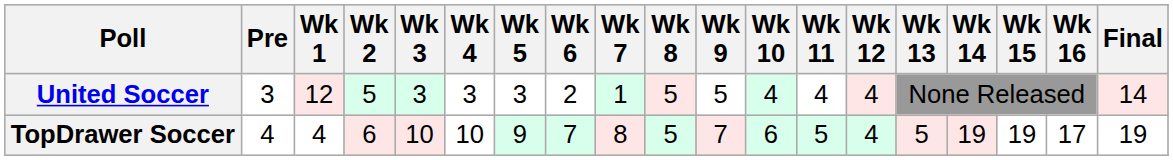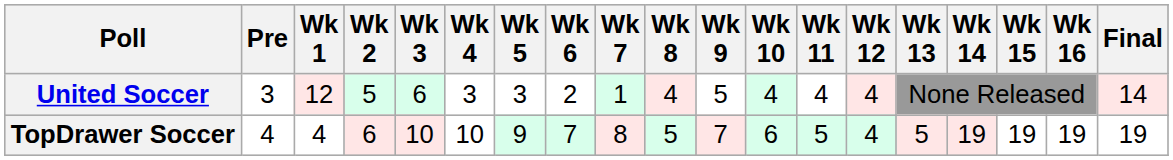(420, 94) 3 -> (420, 94) 6
(670, 94) 5 -> (670, 94) 4
(1072, 134) 17 -> (1072, 134) 19
